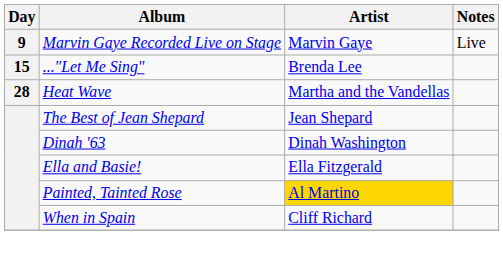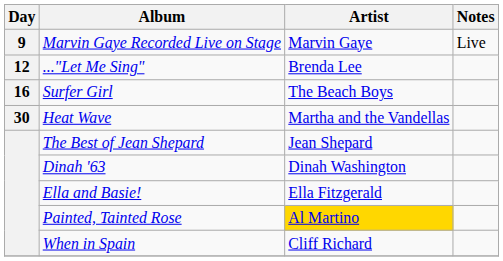(22, 67) 15 -> (22, 67) 12
+ row: (78, 92)
(22, 92) 28 -> (22, 117) 30
